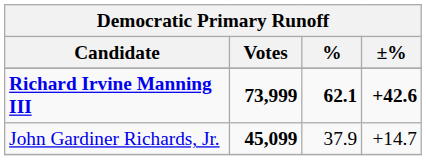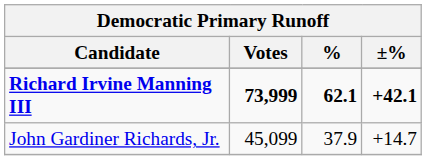(395, 95) +42.6 -> (395, 95) +42.1
(271, 139) bold -> (271, 139) normal
